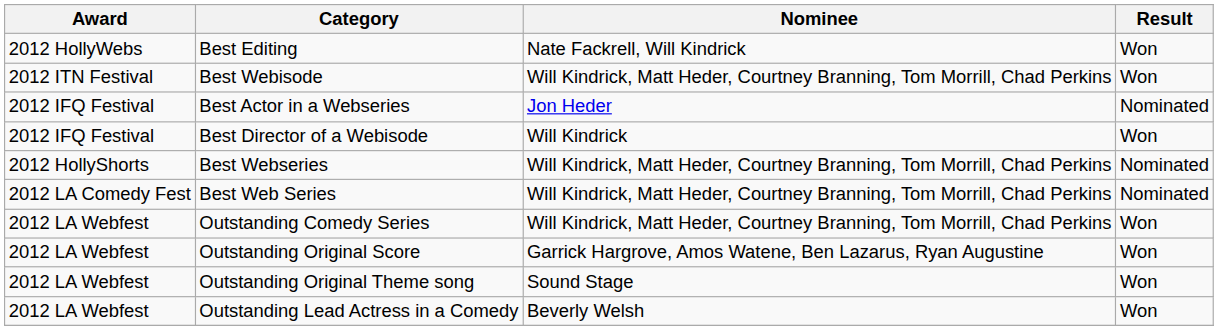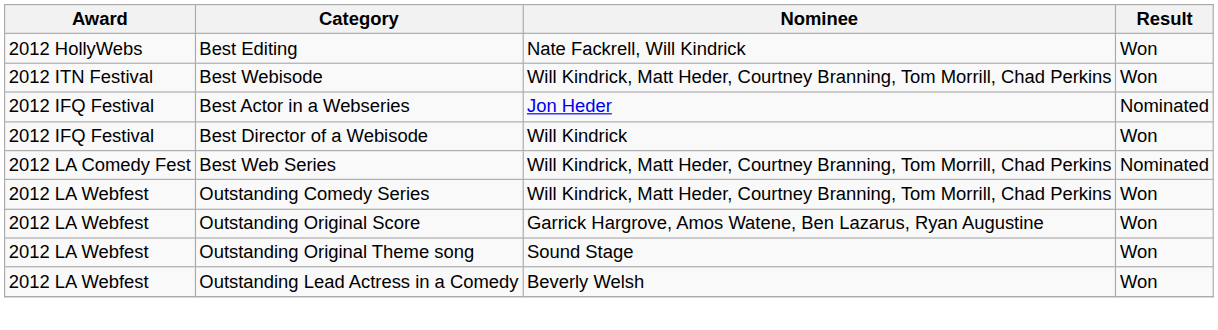- row: (264, 164)
